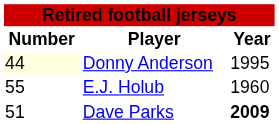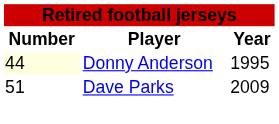- row: (123, 87)
(250, 111) bold -> (250, 87) normal
